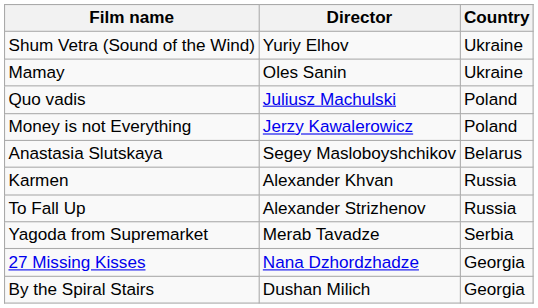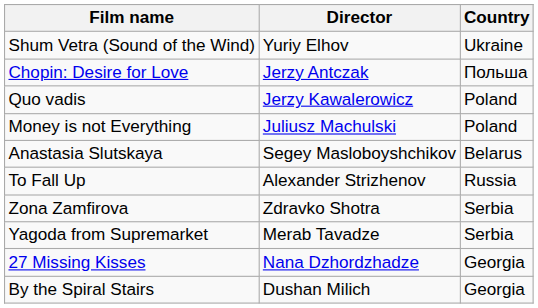- row: (37, 72)
+ row: (98, 72)
(329, 99) Juliusz Machulski -> (338, 99) Jerzy Kawalerowicz
(338, 126) Jerzy Kawalerowicz -> (329, 126) Juliusz Machulski
- row: (38, 180)
+ row: (68, 208)
